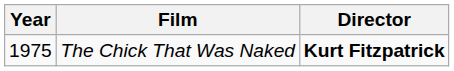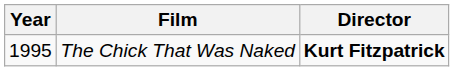(30, 50) 1975 -> (30, 50) 1995
